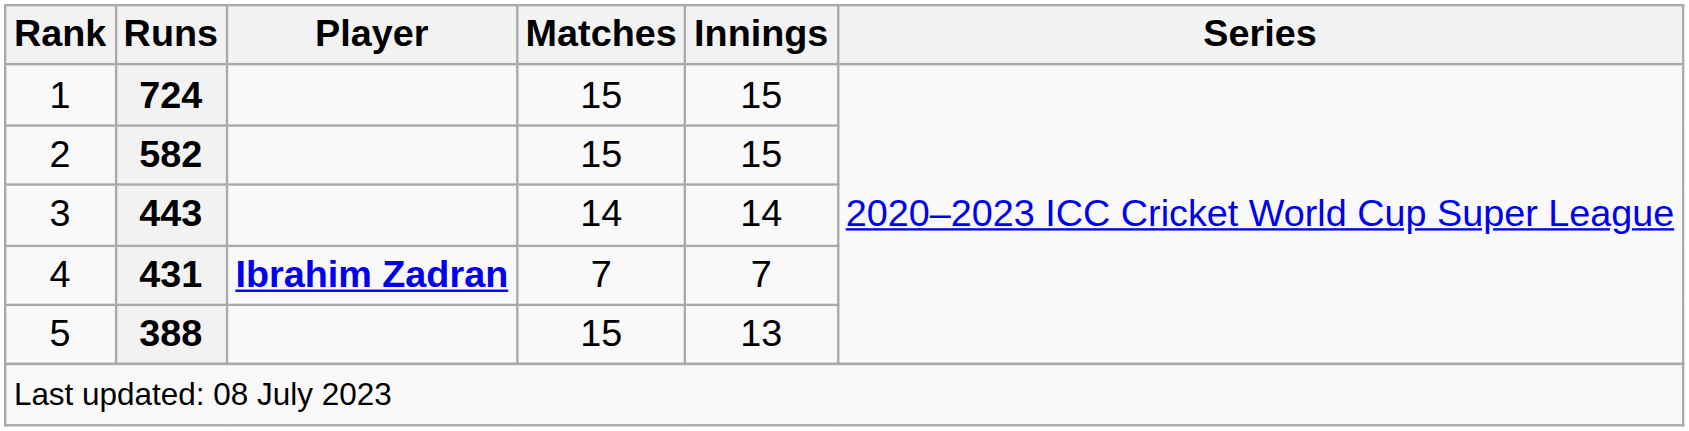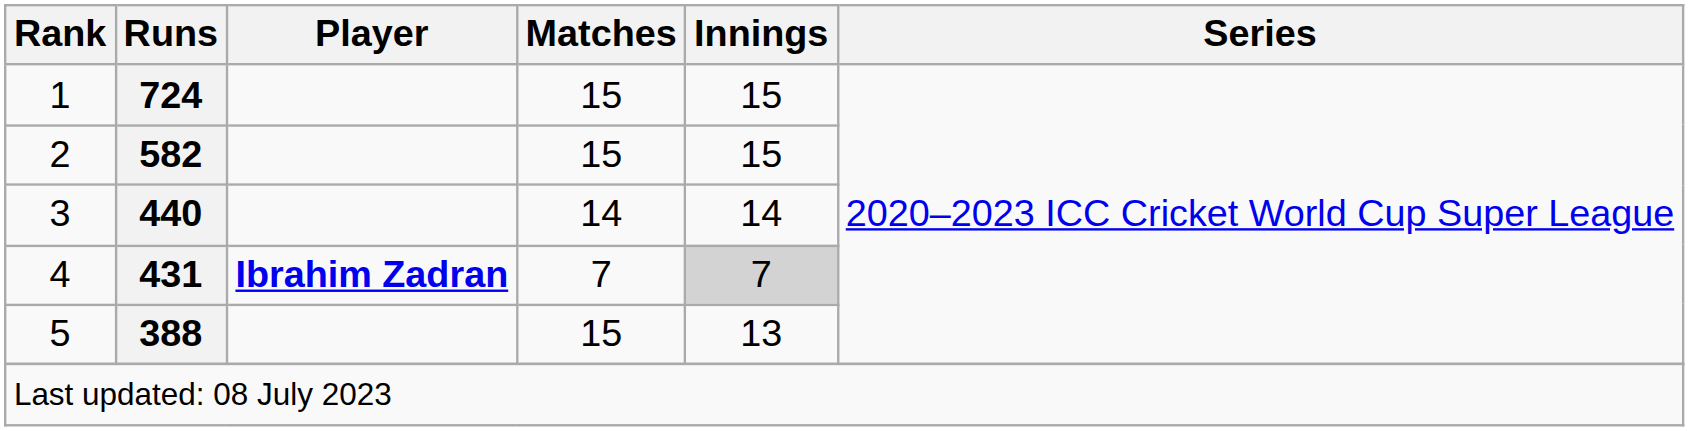(171, 214) 443 -> (171, 214) 440
(761, 273) no background -> (761, 273) lightgrey background
